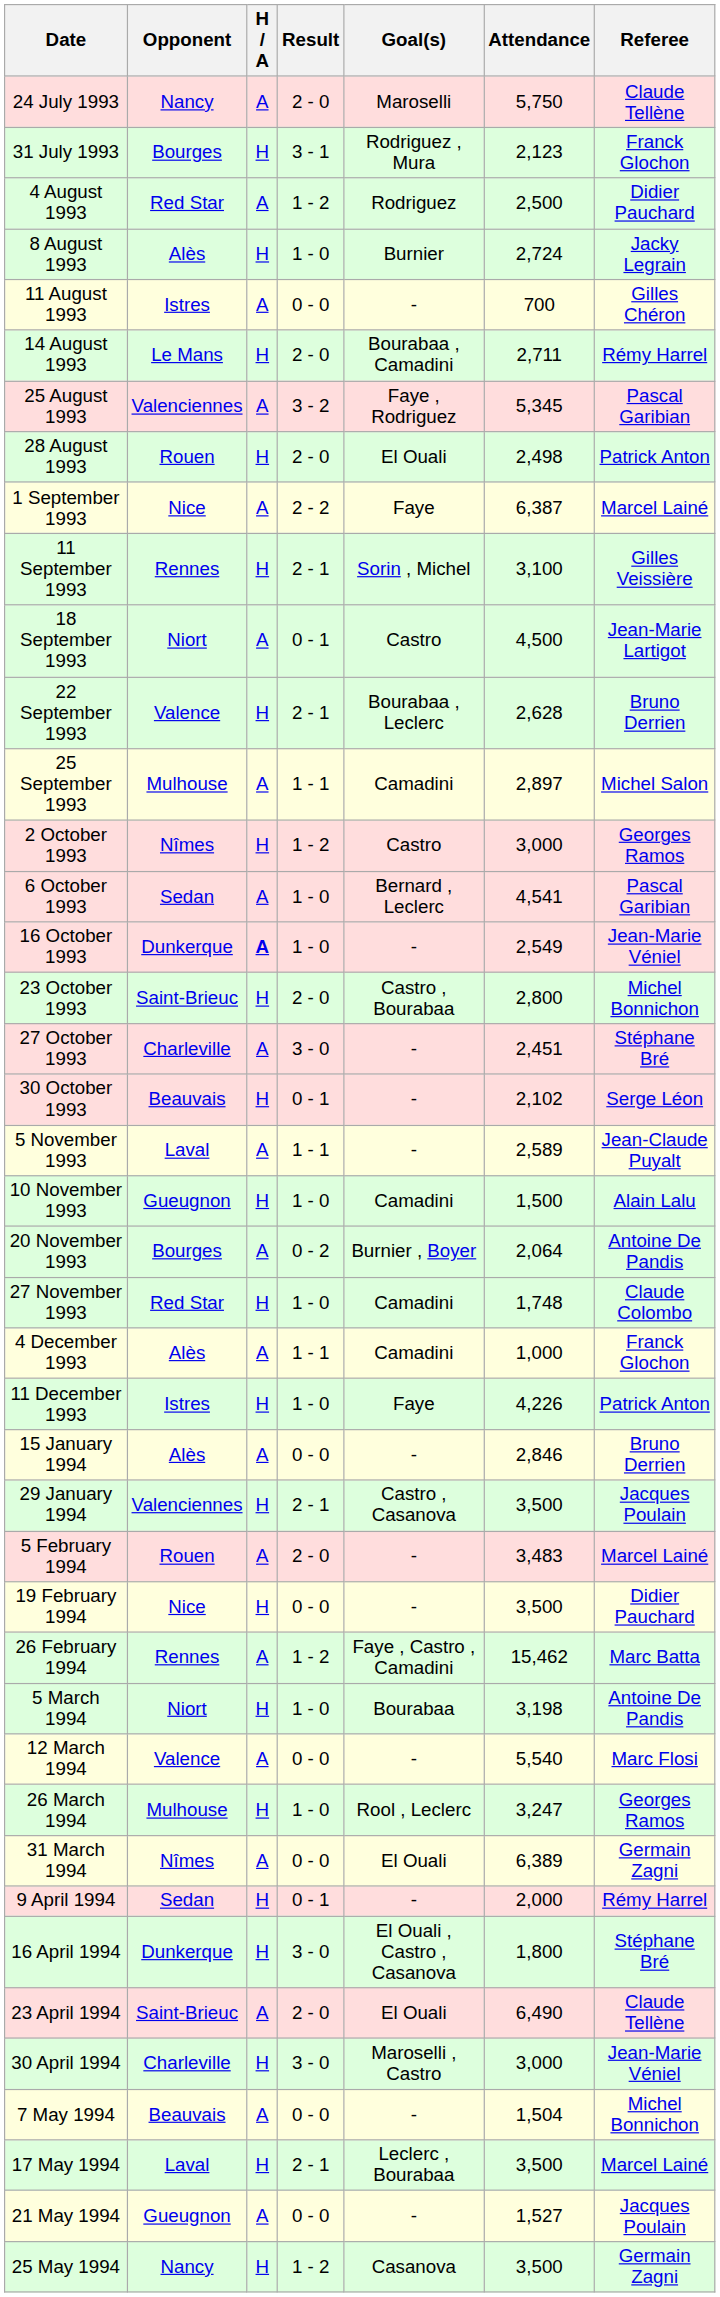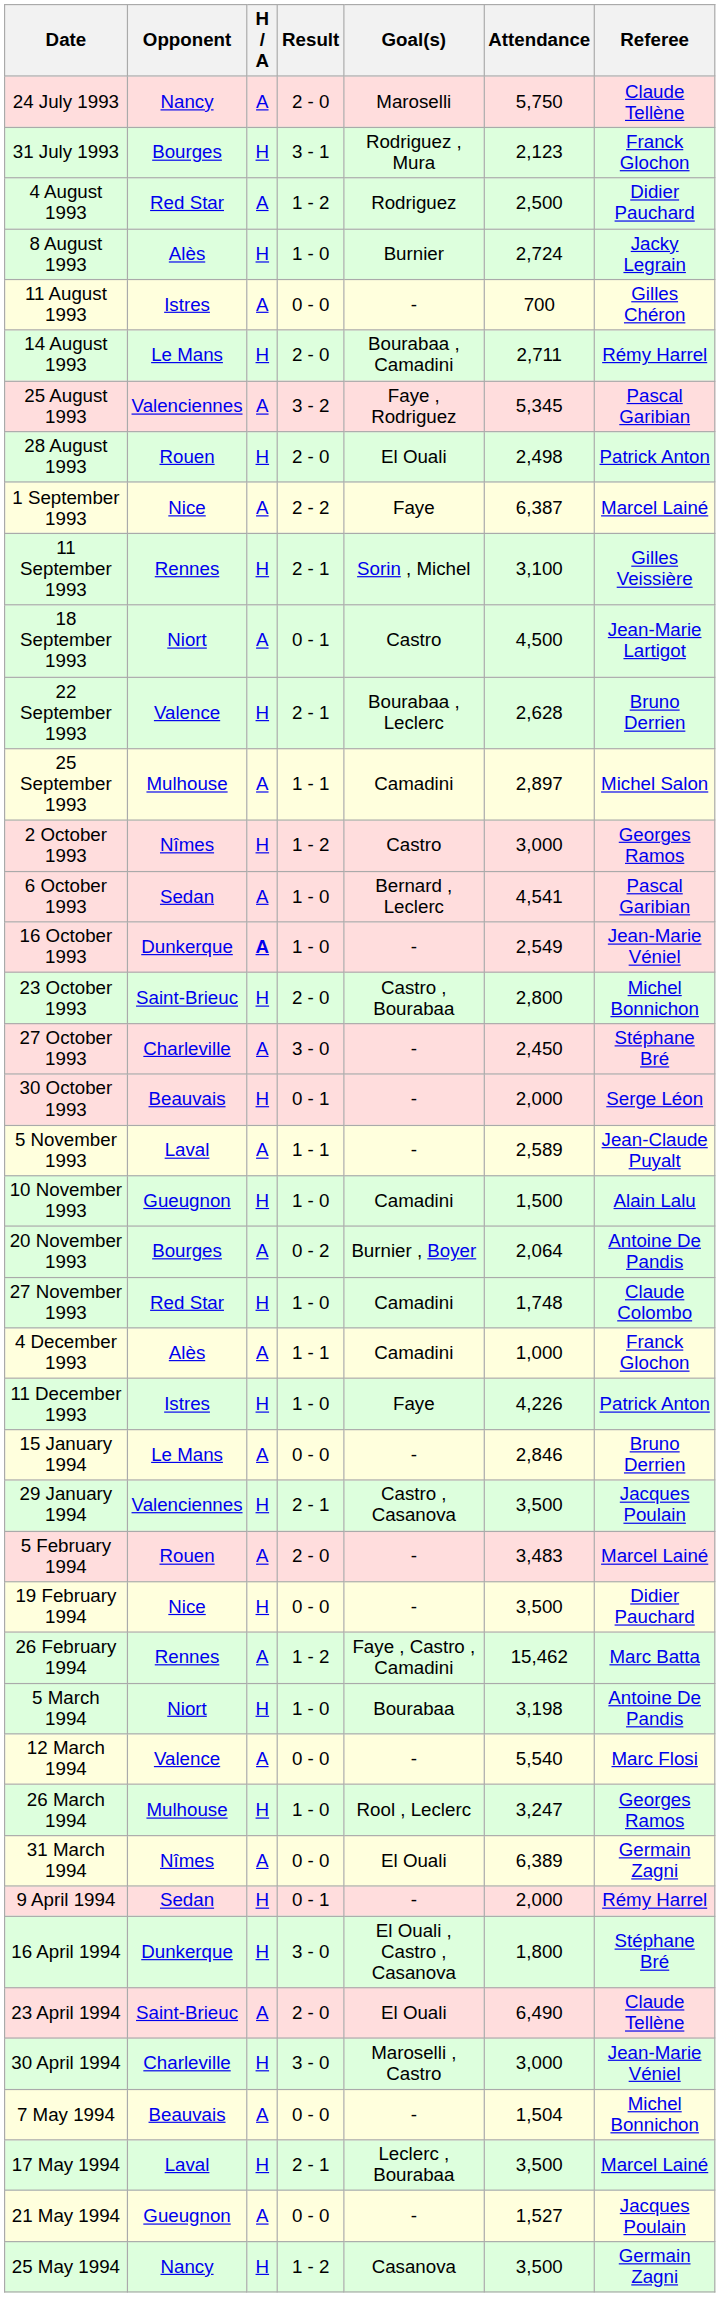(539, 1048) 2,451 -> (539, 1048) 2,450
(539, 1099) 2,102 -> (539, 1099) 2,000
(187, 1454) Alès -> (187, 1454) Le Mans
